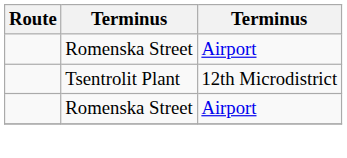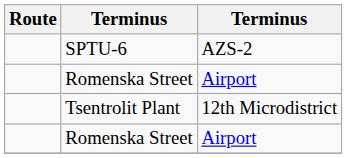+ row: (96, 49)
